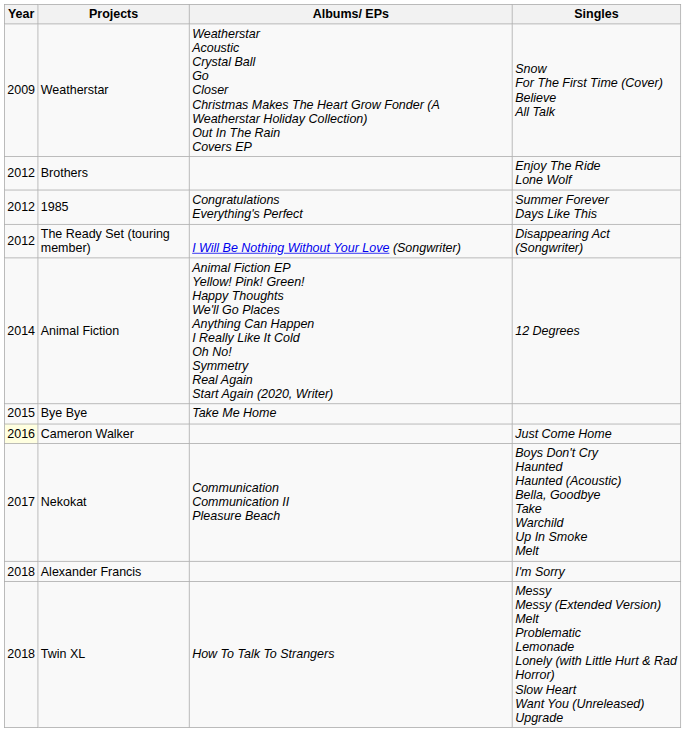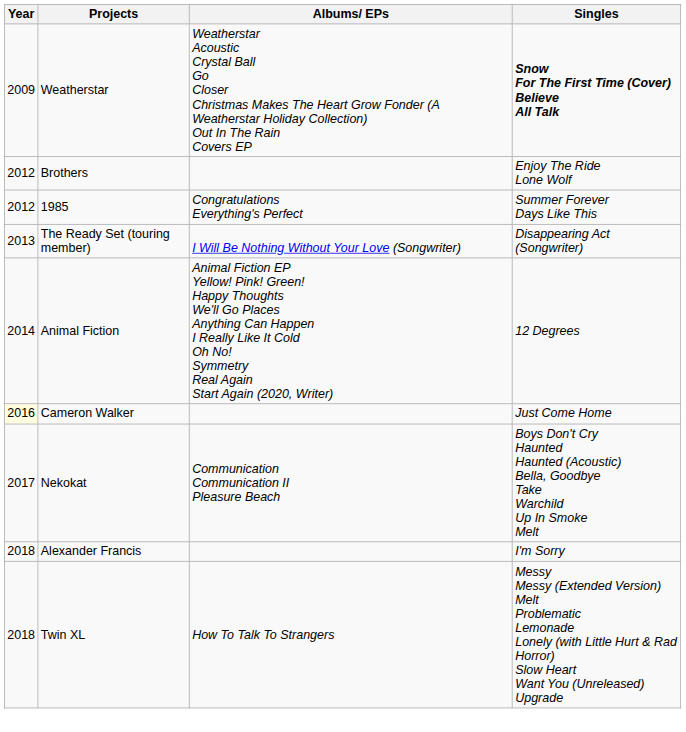(589, 90) normal -> (593, 90) bold
(21, 240) 2012 -> (21, 240) 2013
- row: (64, 413)
